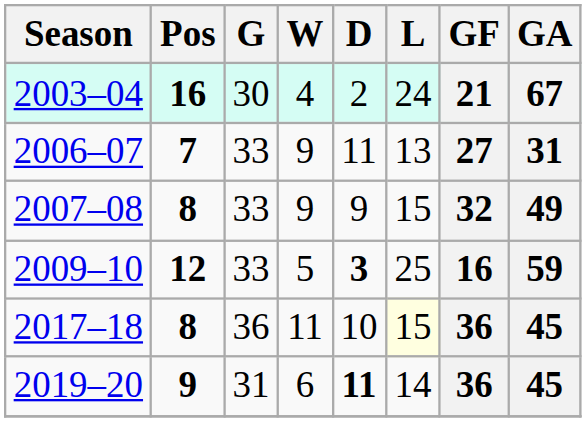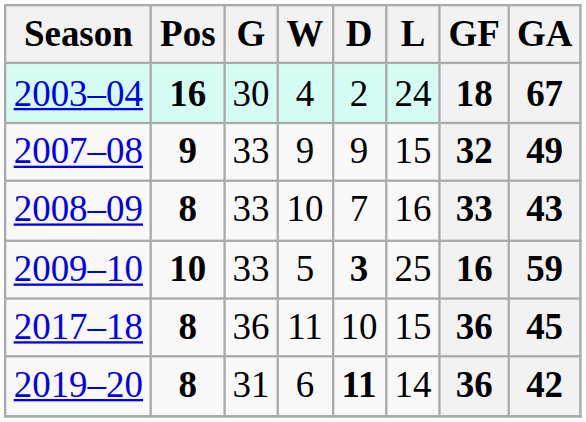(474, 92) 21 -> (474, 92) 18
- row: (78, 151)
(188, 209) 8 -> (188, 151) 9
+ row: (78, 209)
(188, 268) 12 -> (188, 268) 10
(413, 326) lightyellow background -> (413, 326) no background
(188, 385) 9 -> (188, 385) 8
(545, 385) 45 -> (545, 385) 42
